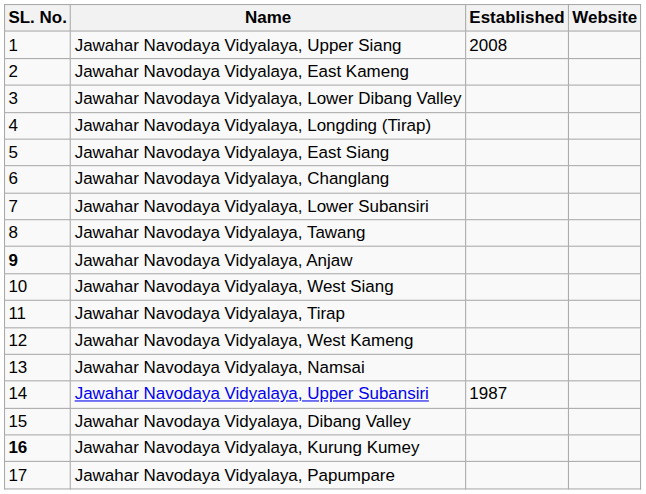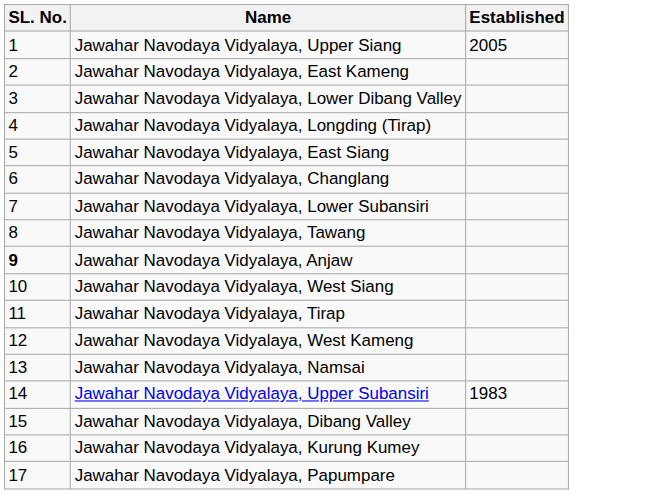- column: (605, 17)
(488, 44) 2008 -> (488, 44) 2005
(488, 394) 1987 -> (488, 394) 1983
(18, 448) bold -> (18, 448) normal
